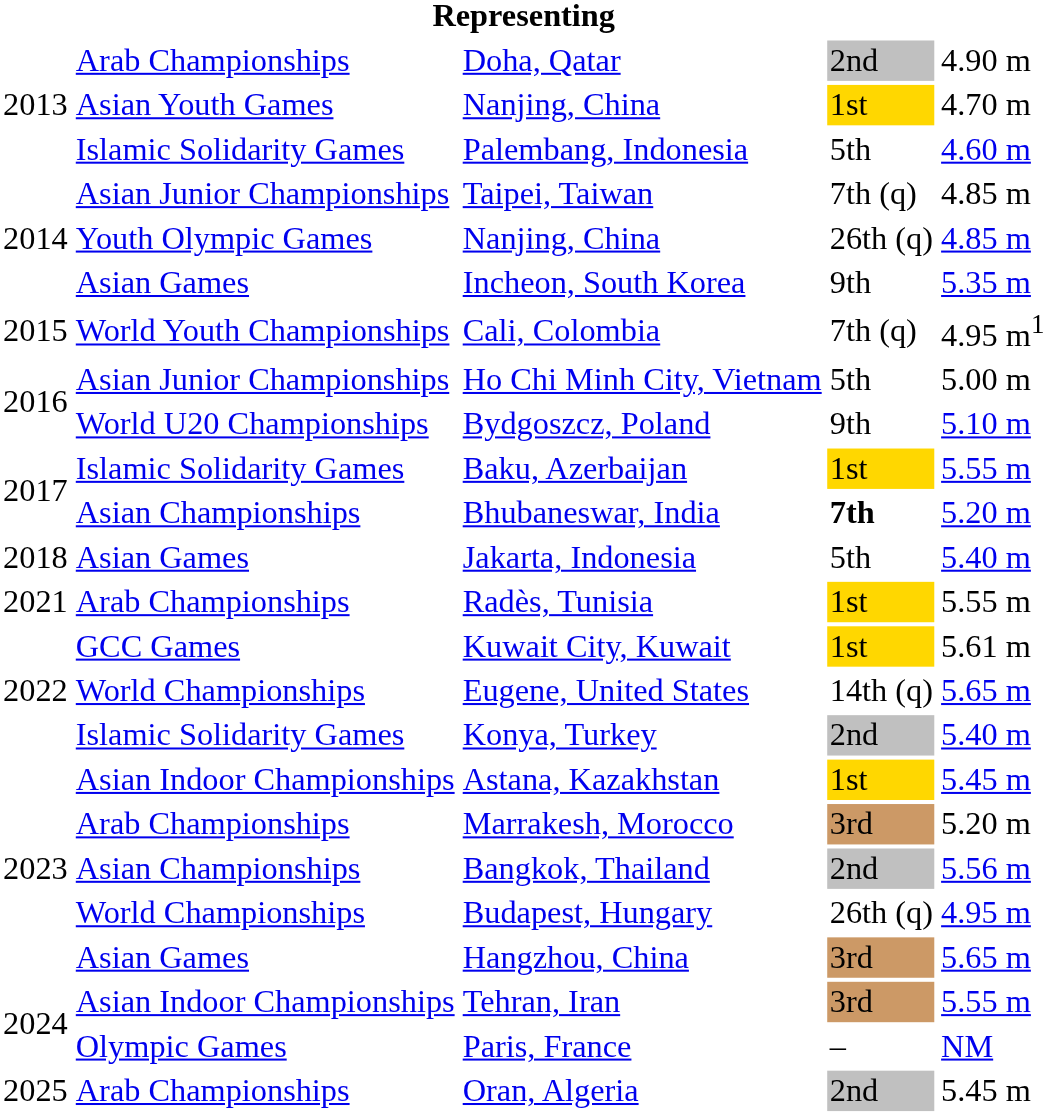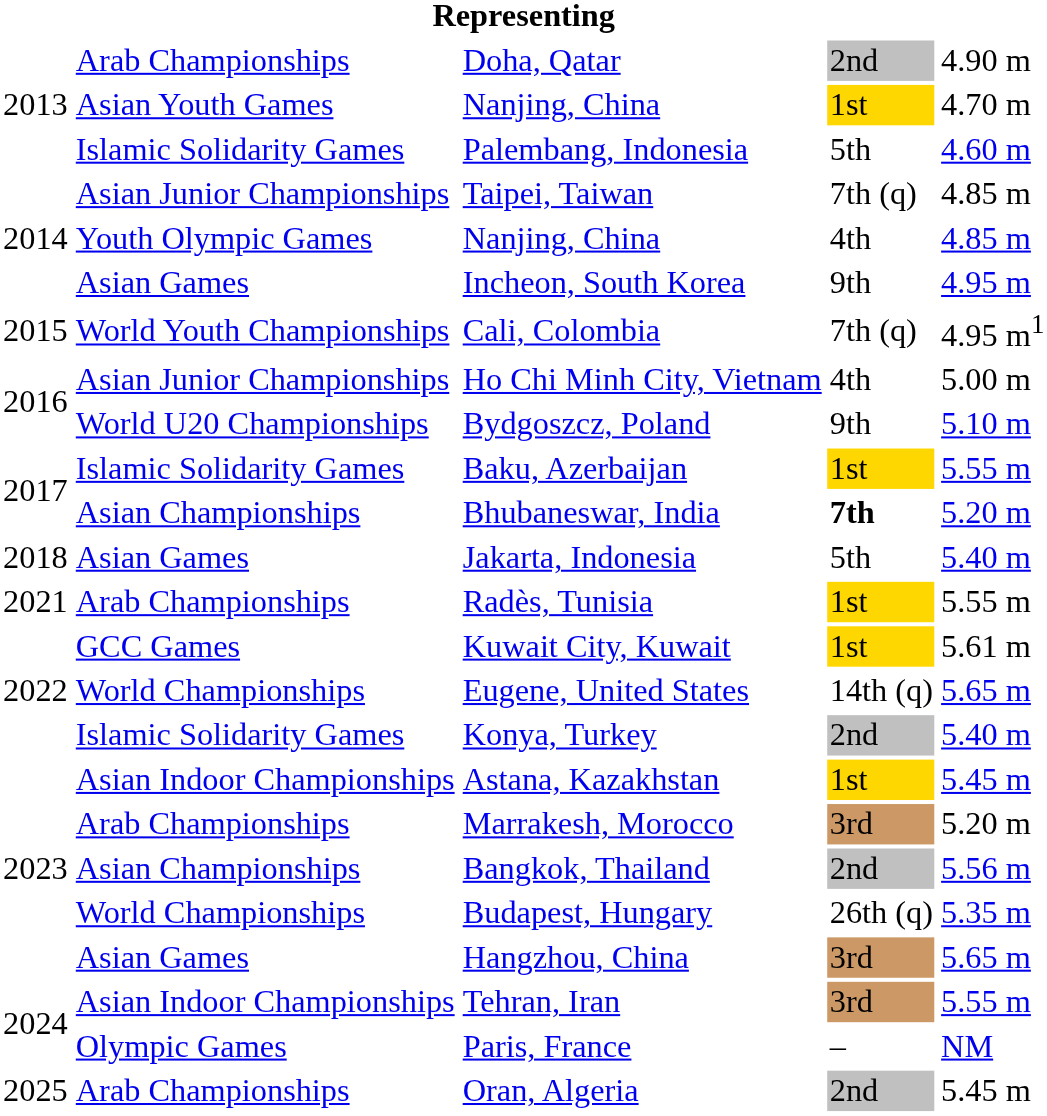(881, 237) 26th (q) -> (850, 237) 4th
(986, 282) 5.35 m -> (986, 282) 4.95 m
(850, 379) 5th -> (850, 379) 4th
(986, 913) 4.95 m -> (986, 913) 5.35 m
